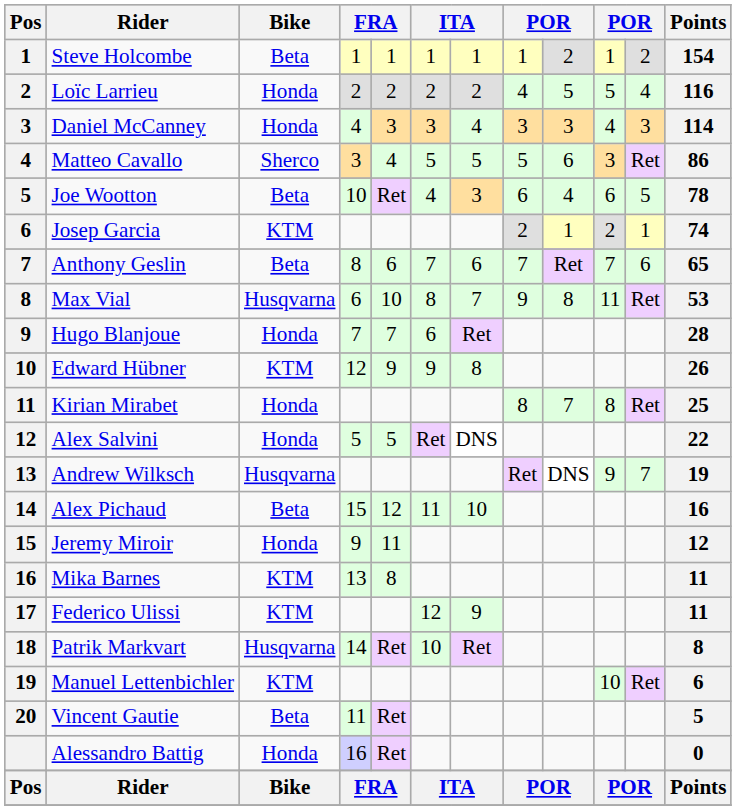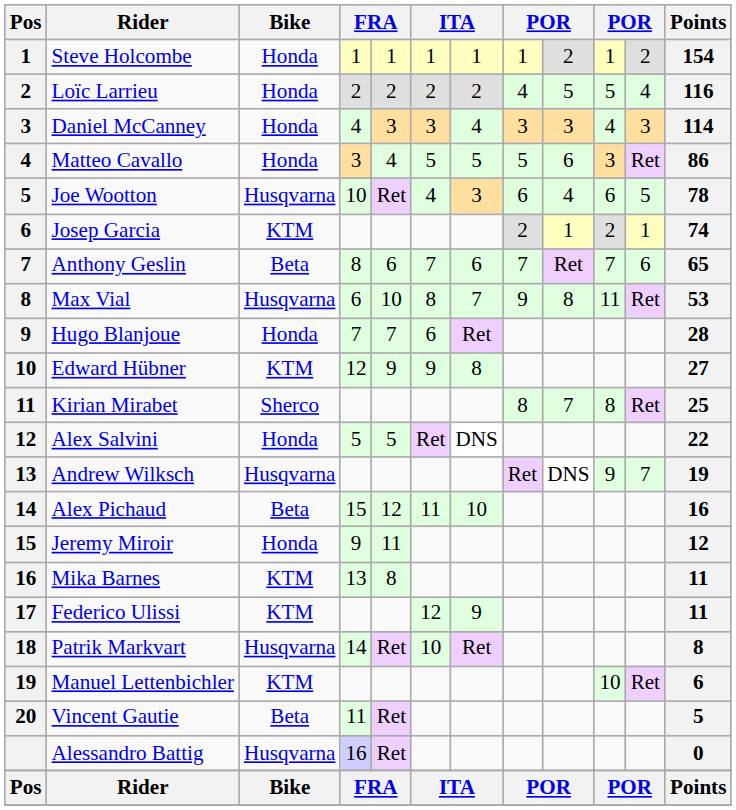(290, 56) Beta -> (290, 56) Honda
(290, 160) Sherco -> (290, 160) Honda
(290, 195) Beta -> (290, 195) Husqvarna
(698, 369) 26 -> (698, 369) 27
(290, 404) Honda -> (290, 404) Sherco
(290, 752) Honda -> (290, 752) Husqvarna
